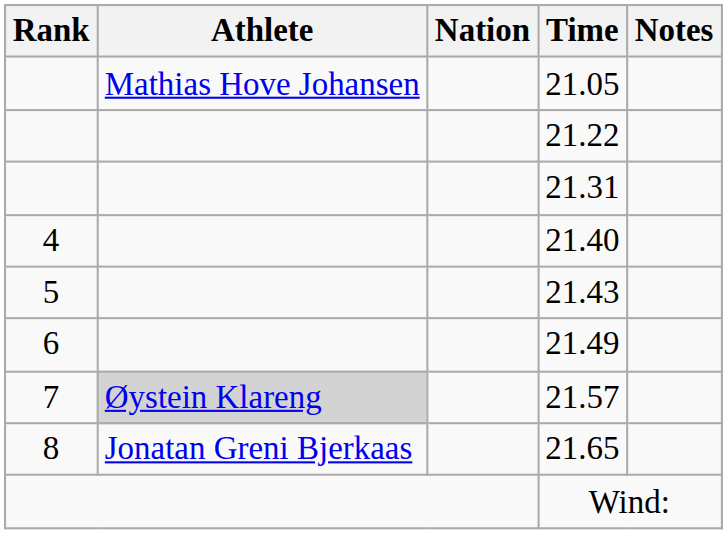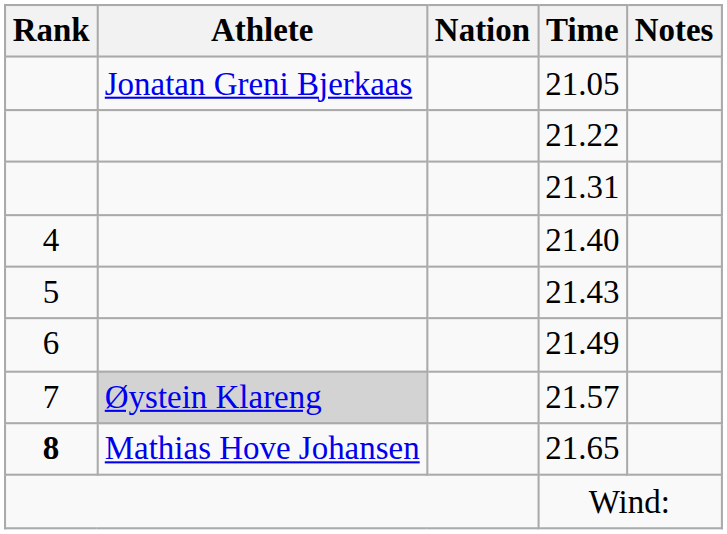(262, 82) Mathias Hove Johansen -> (259, 82) Jonatan Greni Bjerkaas
(51, 448) normal -> (51, 448) bold
(259, 448) Jonatan Greni Bjerkaas -> (262, 448) Mathias Hove Johansen
